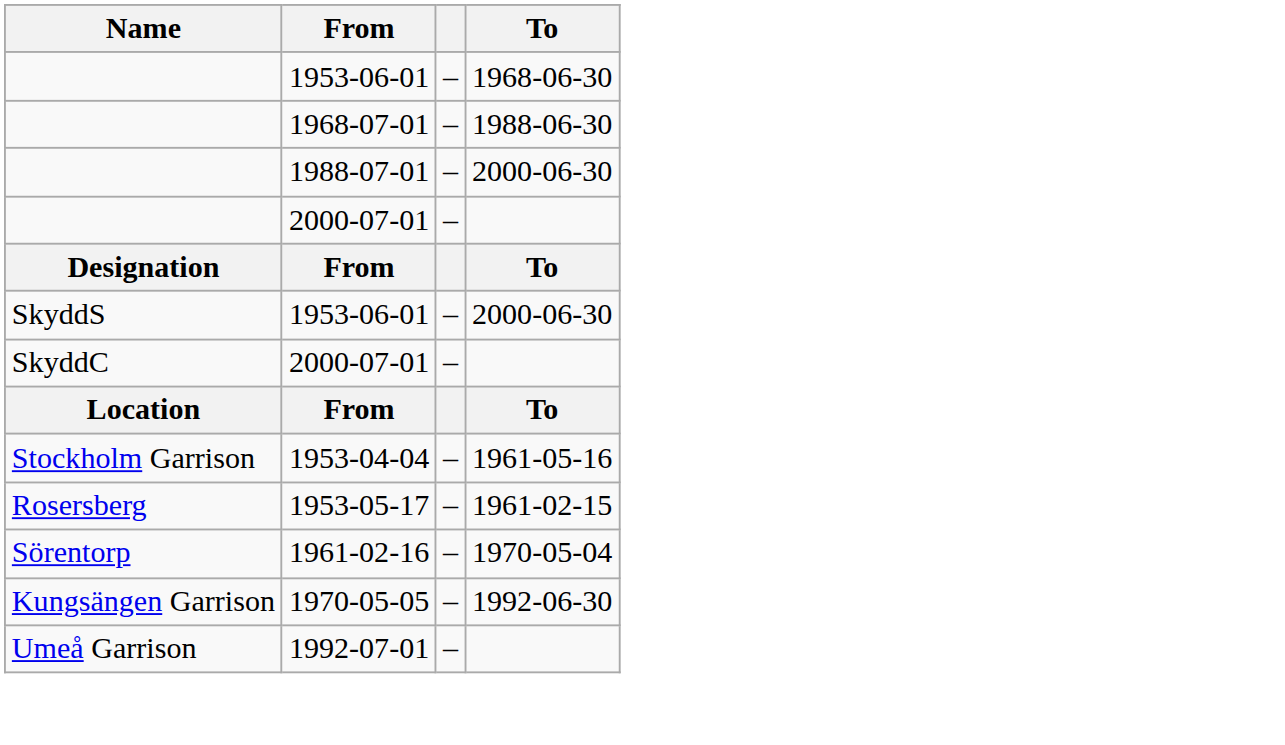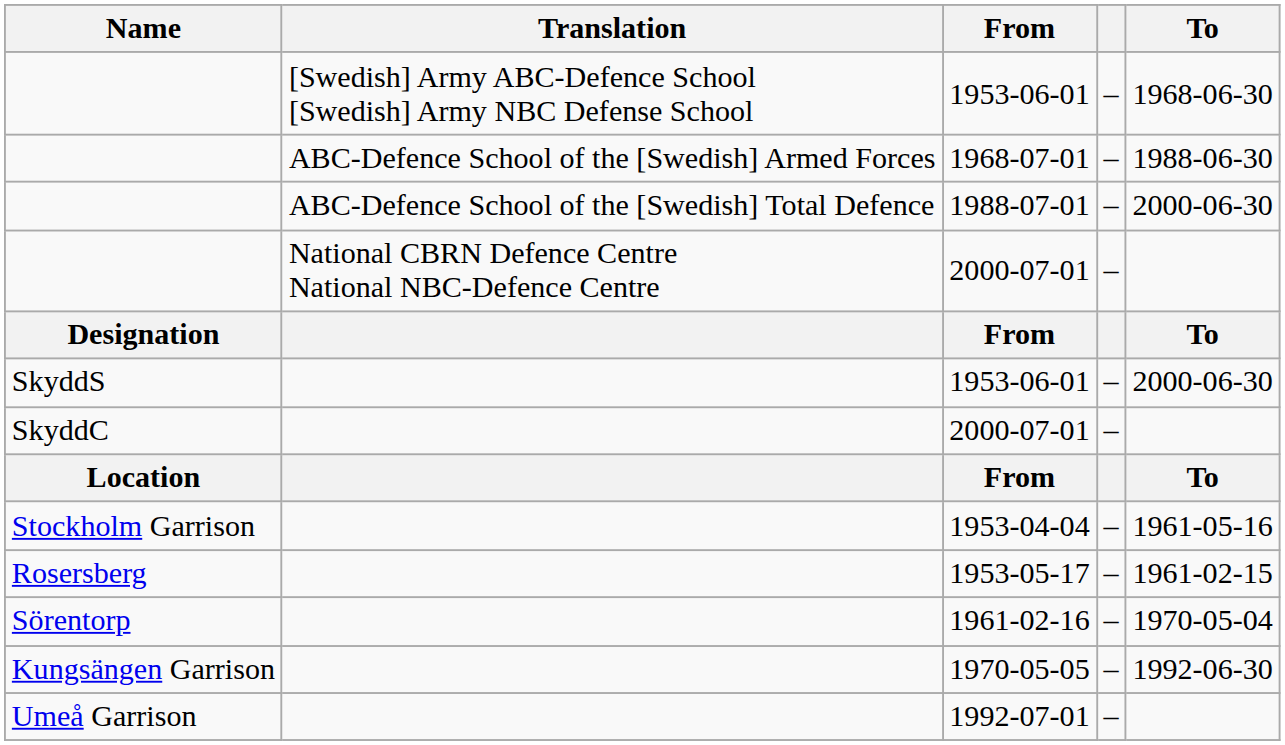+ column: (612, 28)
